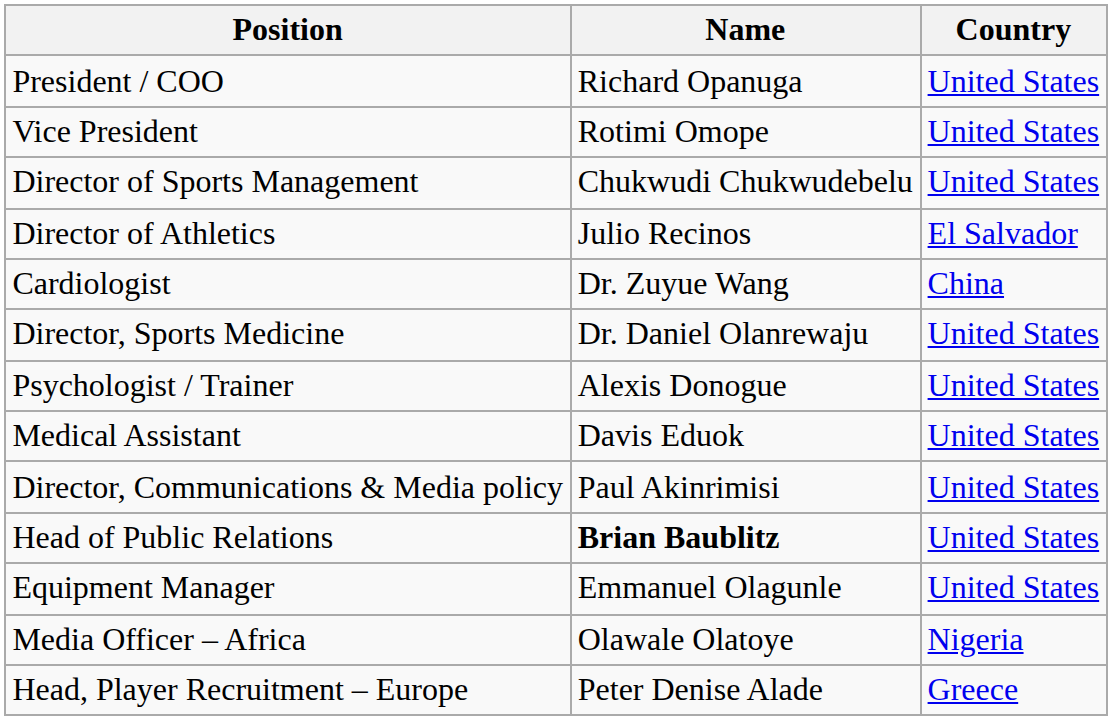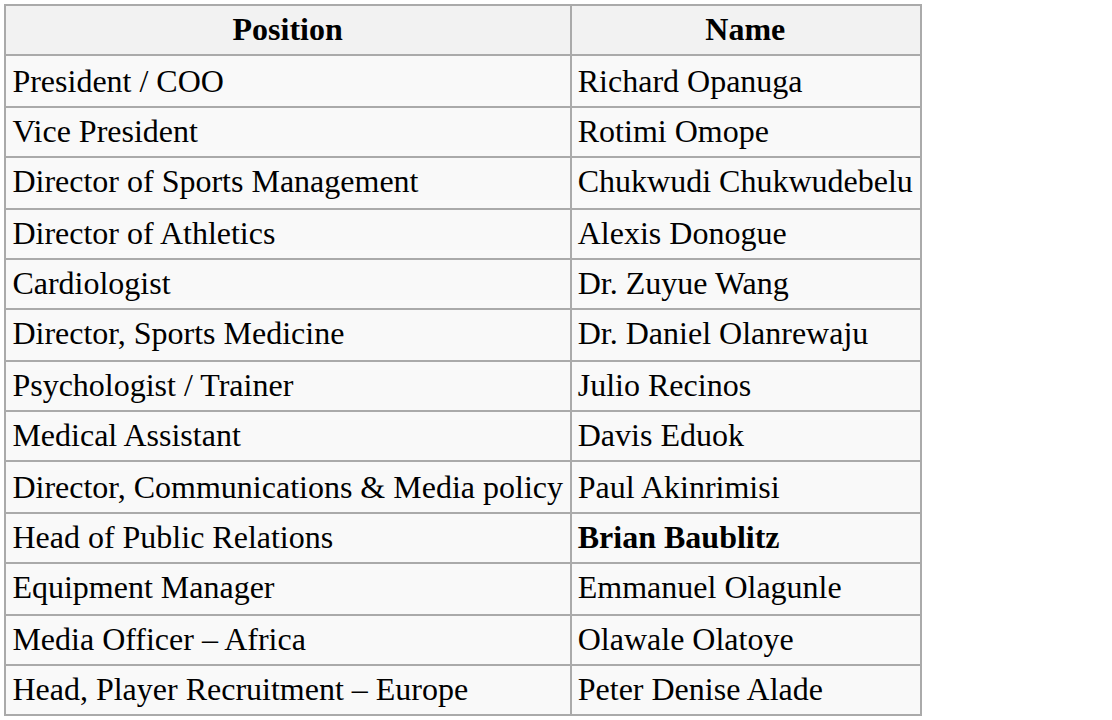- column: (1013, 29)
(664, 232) Julio Recinos -> (682, 232) Alexis Donogue
(682, 385) Alexis Donogue -> (664, 385) Julio Recinos
